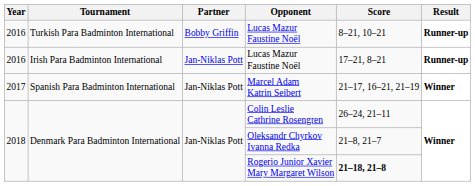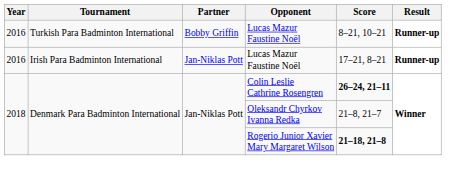- row: (102, 87)
(365, 114) normal -> (364, 87) bold
